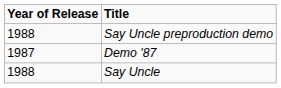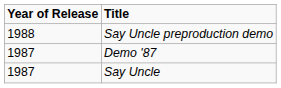(21, 72) 1988 -> (21, 72) 1987
